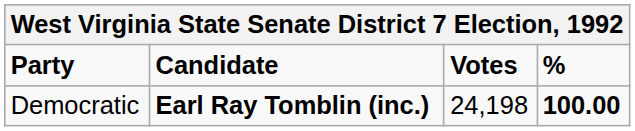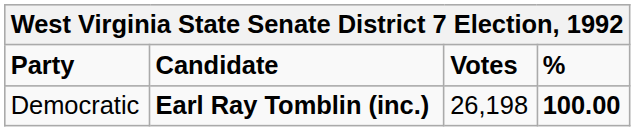(489, 105) 24,198 -> (489, 105) 26,198
